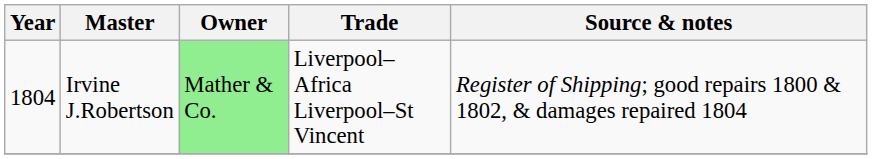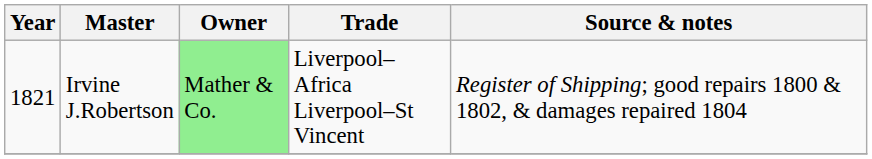(33, 96) 1804 -> (33, 96) 1821
